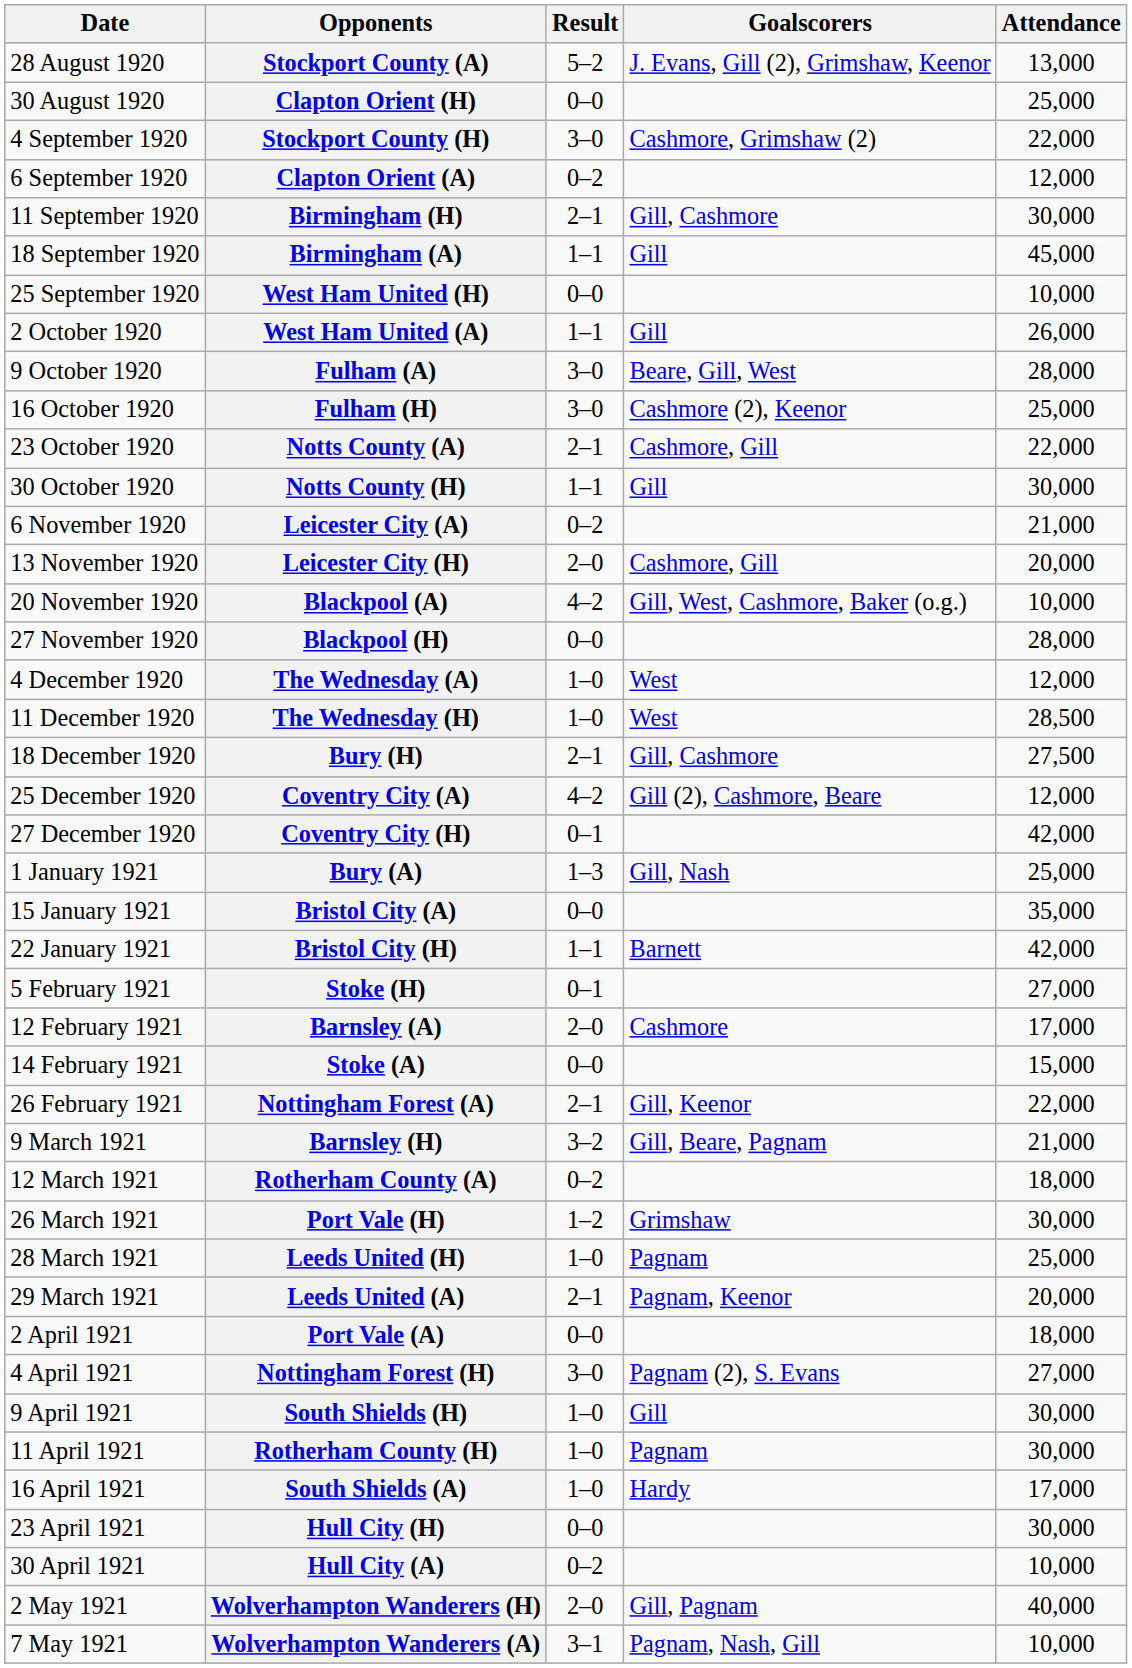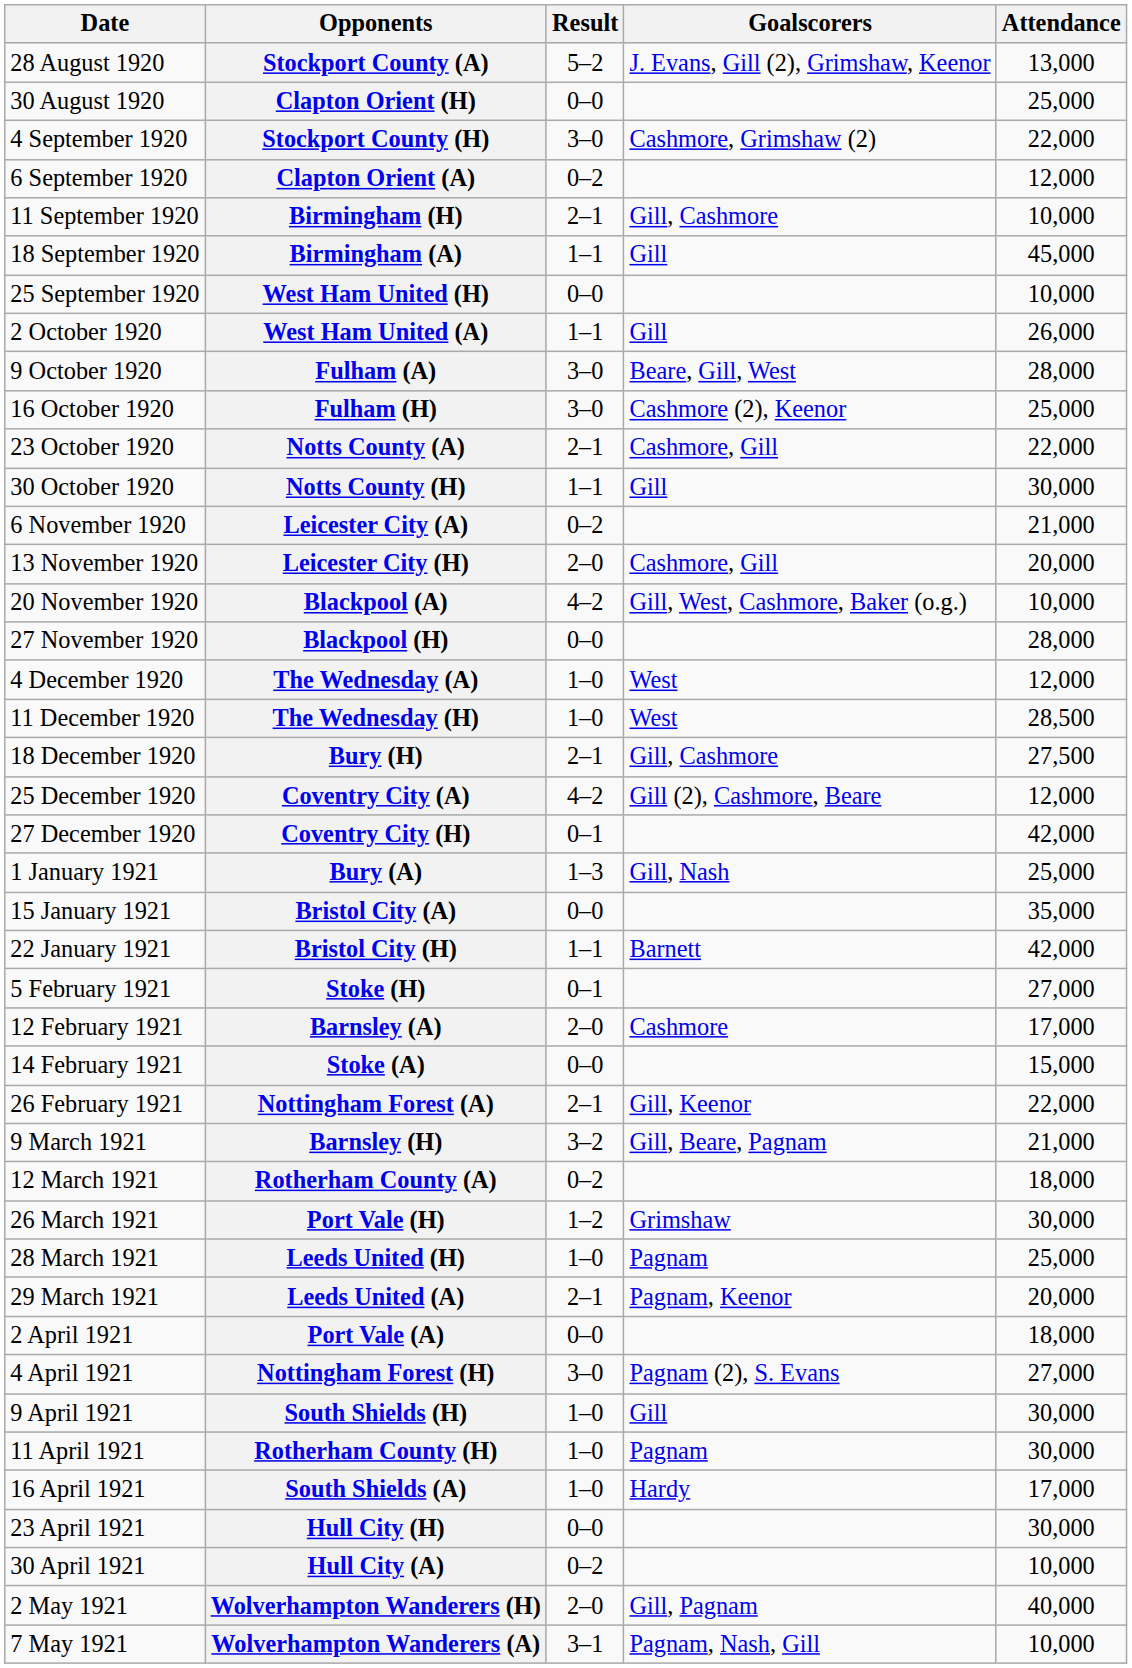(1061, 216) 30,000 -> (1061, 216) 10,000
